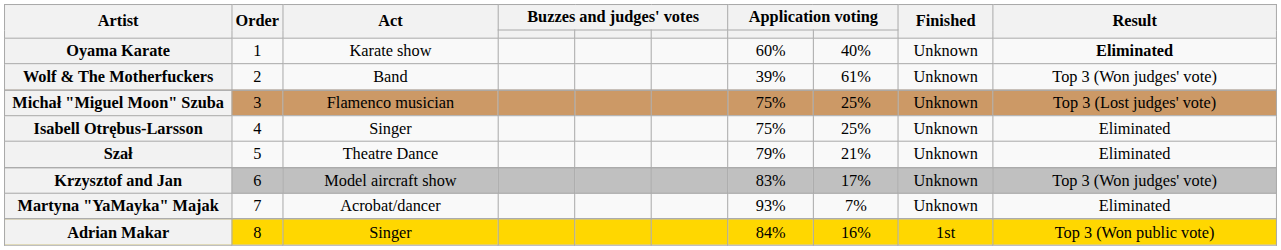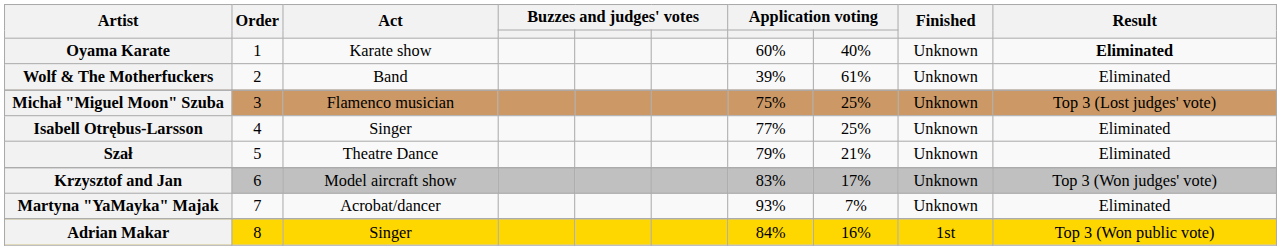(1135, 76) Top 3 (Won judges' vote) -> (1135, 76) Eliminated
(771, 128) 75% -> (771, 128) 77%
